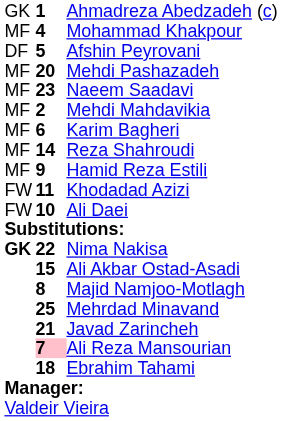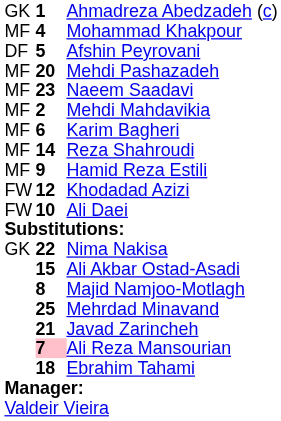(45, 189) 11 -> (45, 189) 12
(18, 249) bold -> (17, 249) normal
